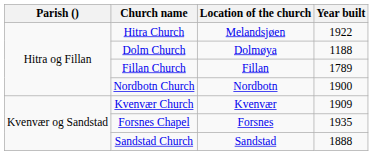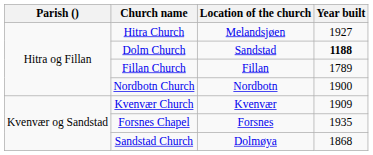(341, 31) 1922 -> (341, 31) 1927
(255, 50) Dolmøya -> (255, 50) Sandstad
(341, 50) normal -> (341, 50) bold
(255, 141) Sandstad -> (255, 141) Dolmøya
(341, 141) 1888 -> (341, 141) 1868
